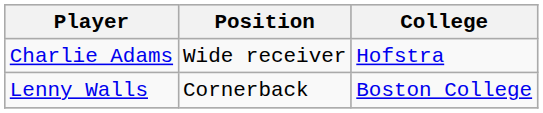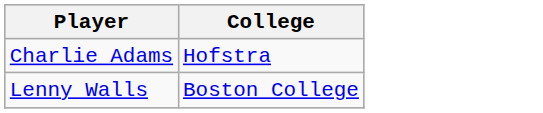- column: (265, 22)
